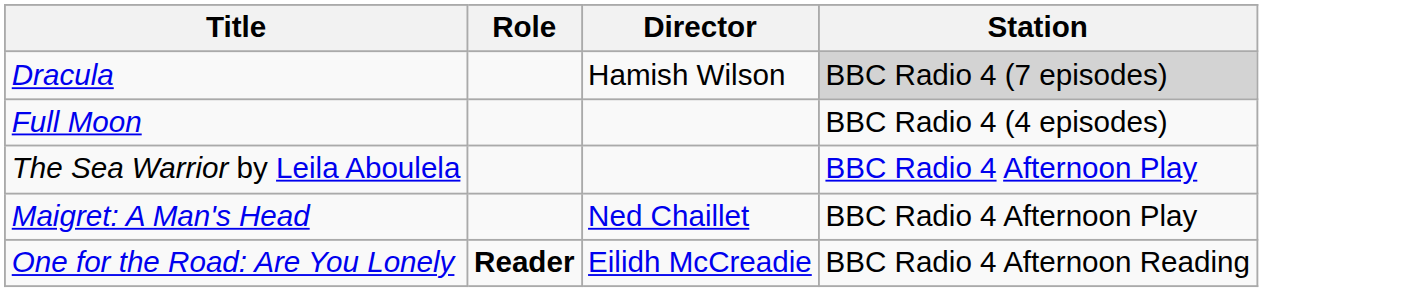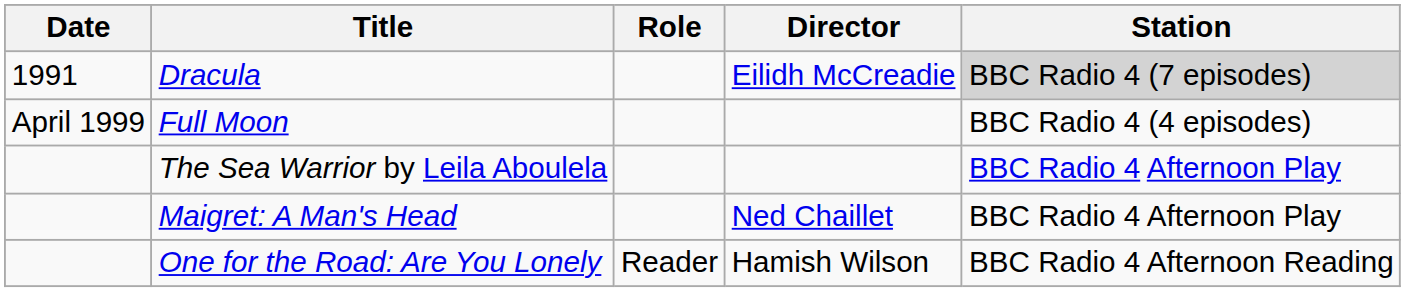+ column: (78, 27)
(687, 74) Hamish Wilson -> (844, 74) Eilidh McCreadie
(524, 262) bold -> (670, 262) normal
(700, 262) Eilidh McCreadie -> (830, 262) Hamish Wilson
